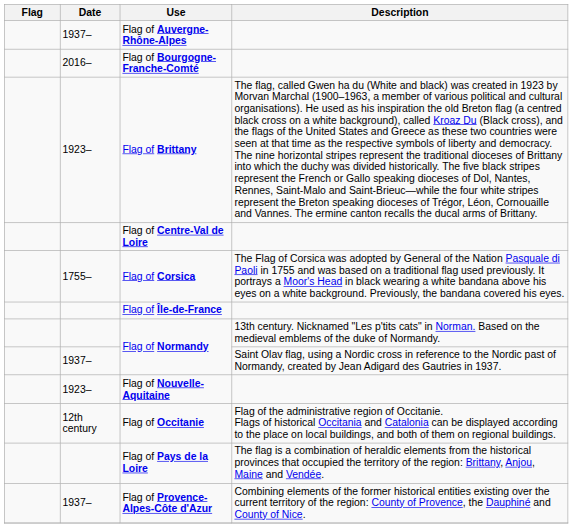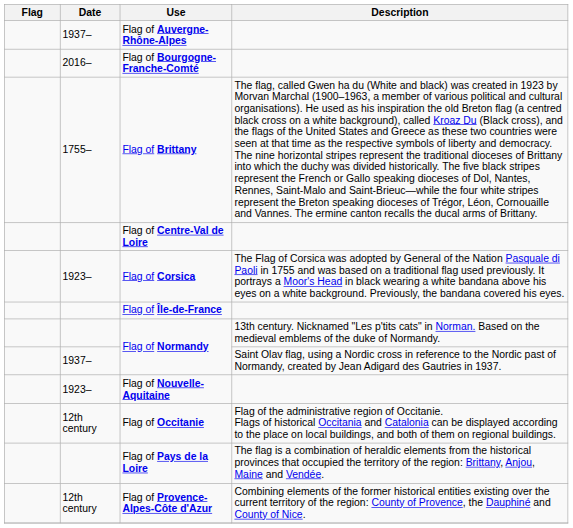(77, 149) 1923– -> (77, 149) 1755–
(77, 276) 1755– -> (77, 276) 1923–
(77, 503) 1937– -> (80, 503) 12th century
